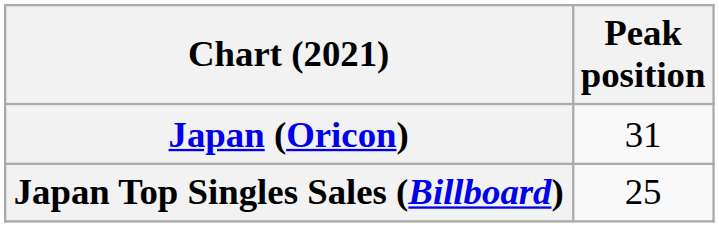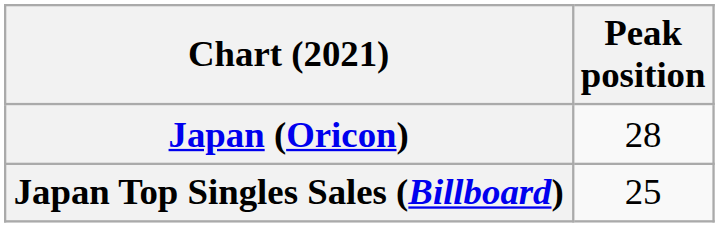(643, 133) 31 -> (643, 133) 28
